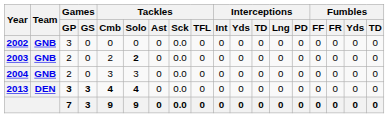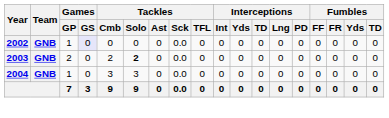(69, 43) 3 -> (69, 43) 1
(88, 43) no background -> (88, 43) lavender background
(69, 74) 2 -> (69, 74) 1
- row: (17, 89)
